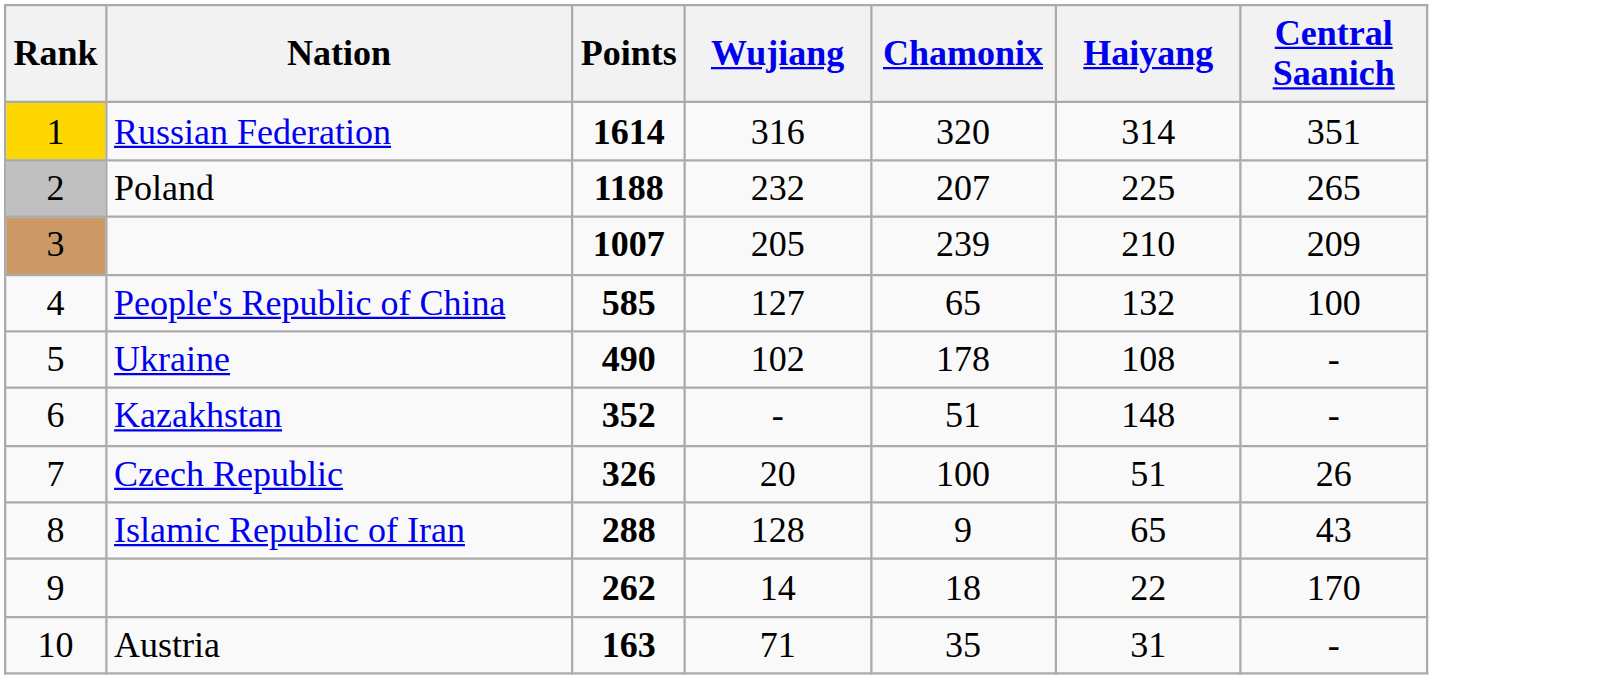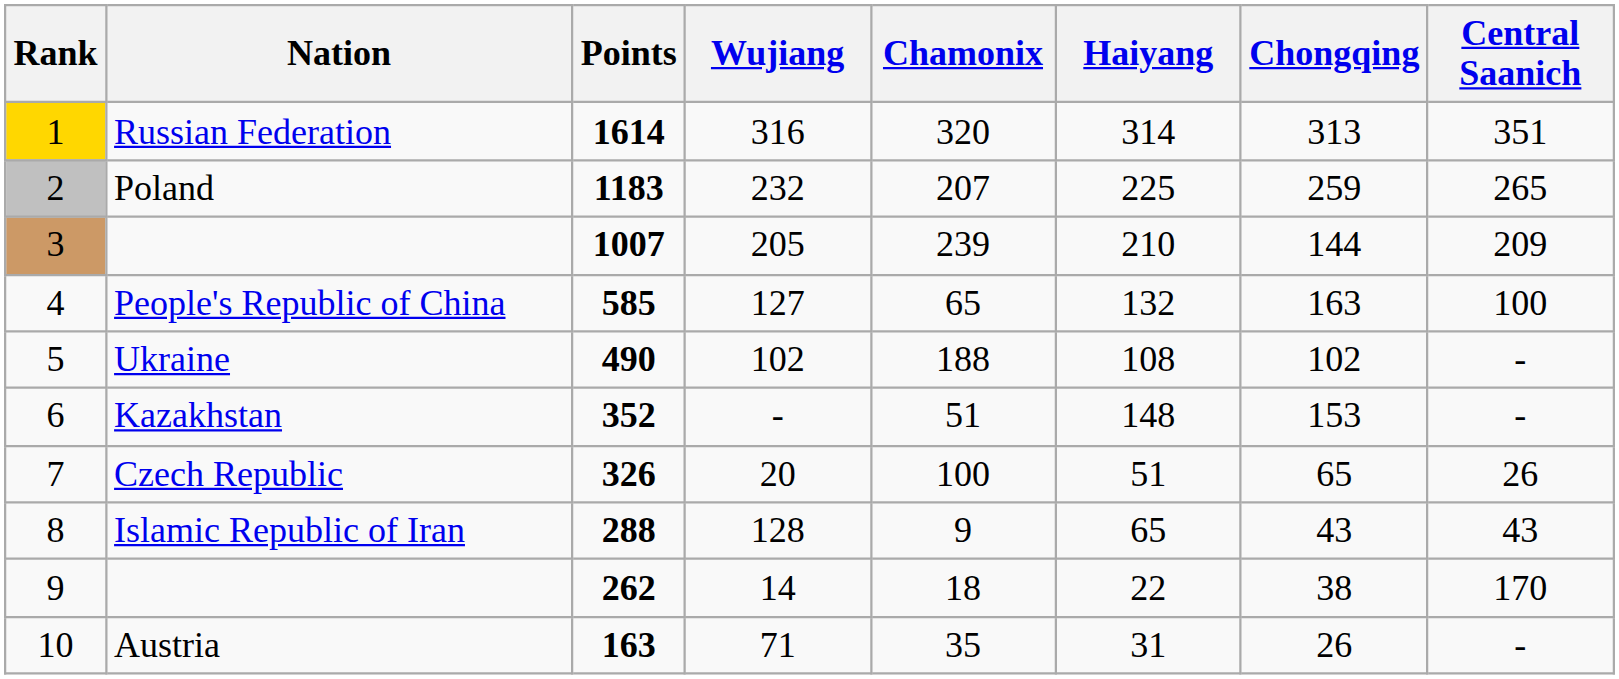+ column: (1334, 53)
(629, 187) 1188 -> (629, 187) 1183
(963, 359) 178 -> (963, 359) 188
